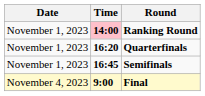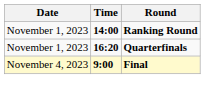(106, 30) pink background -> (106, 30) no background
- row: (148, 64)
